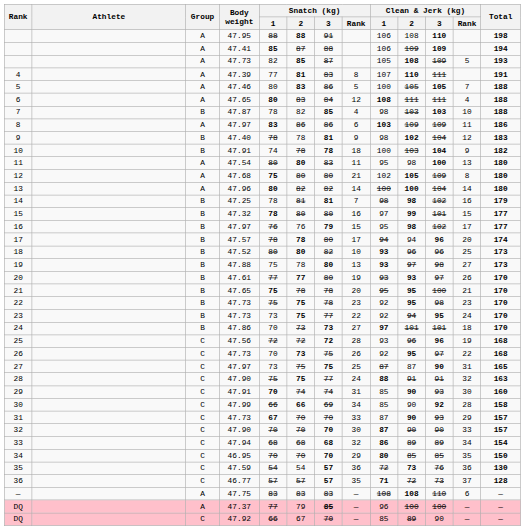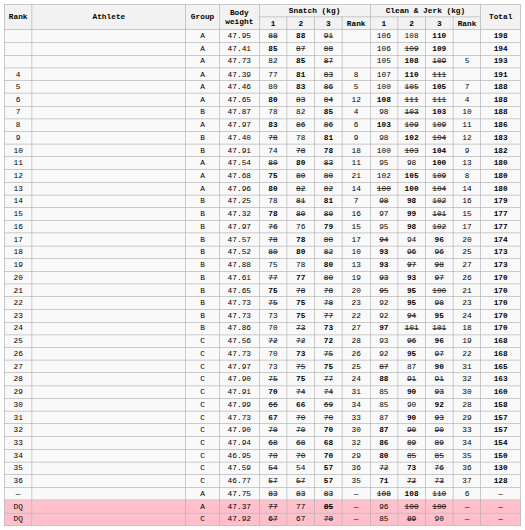(301, 506) 79 -> (301, 506) 77
(273, 519) 66 -> (273, 519) 67
